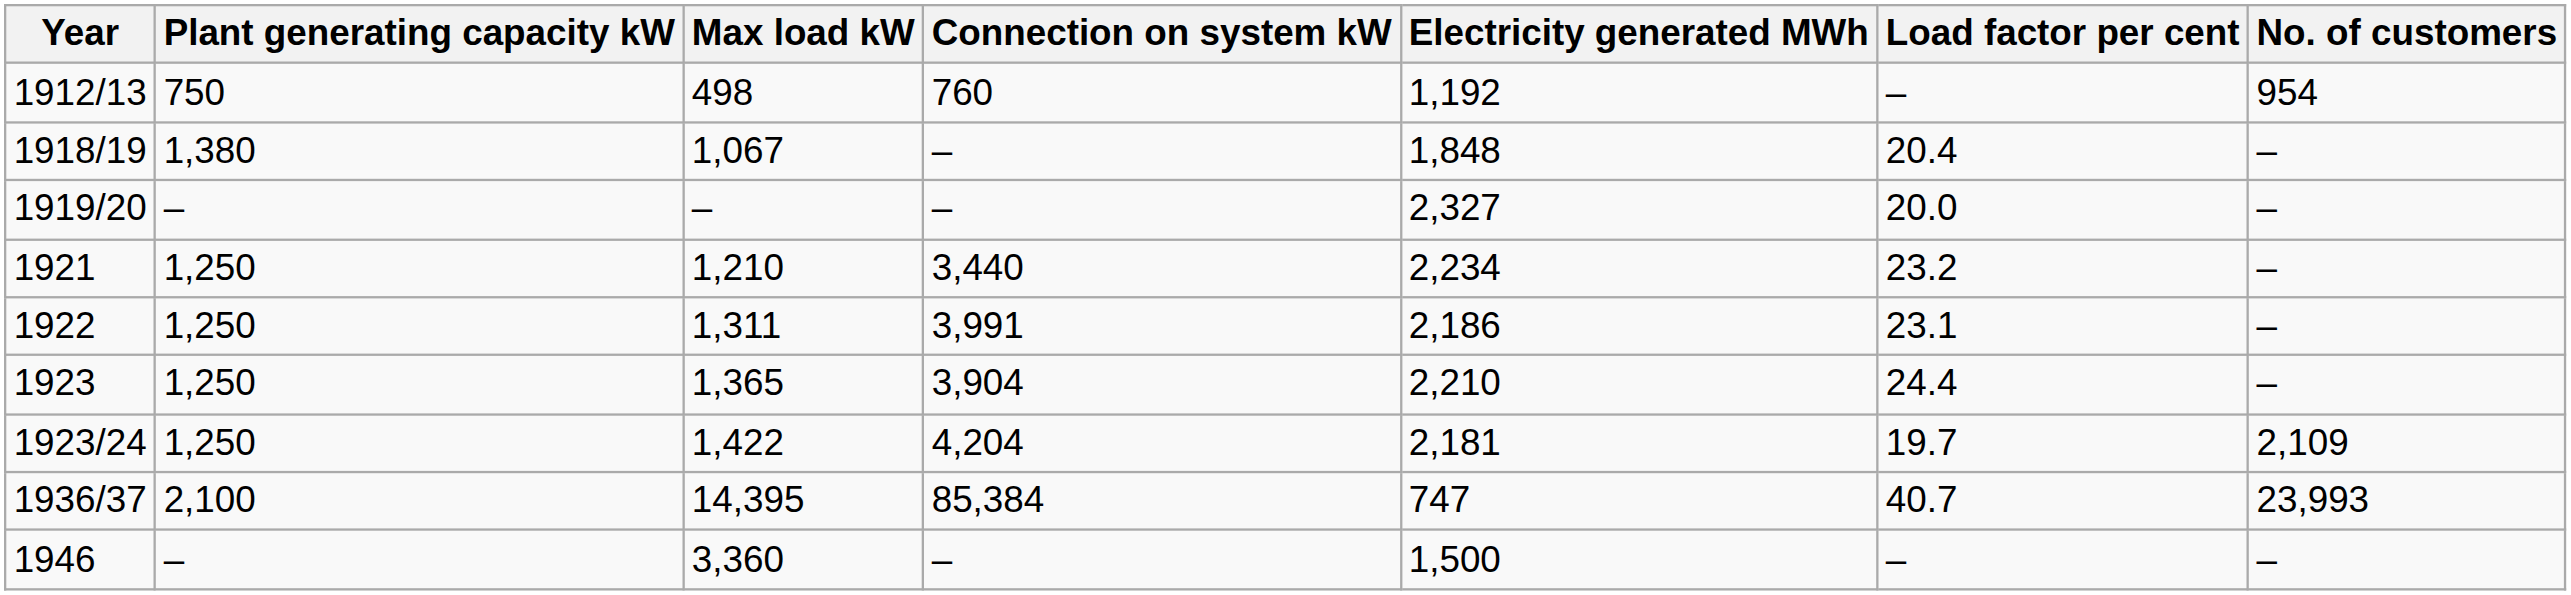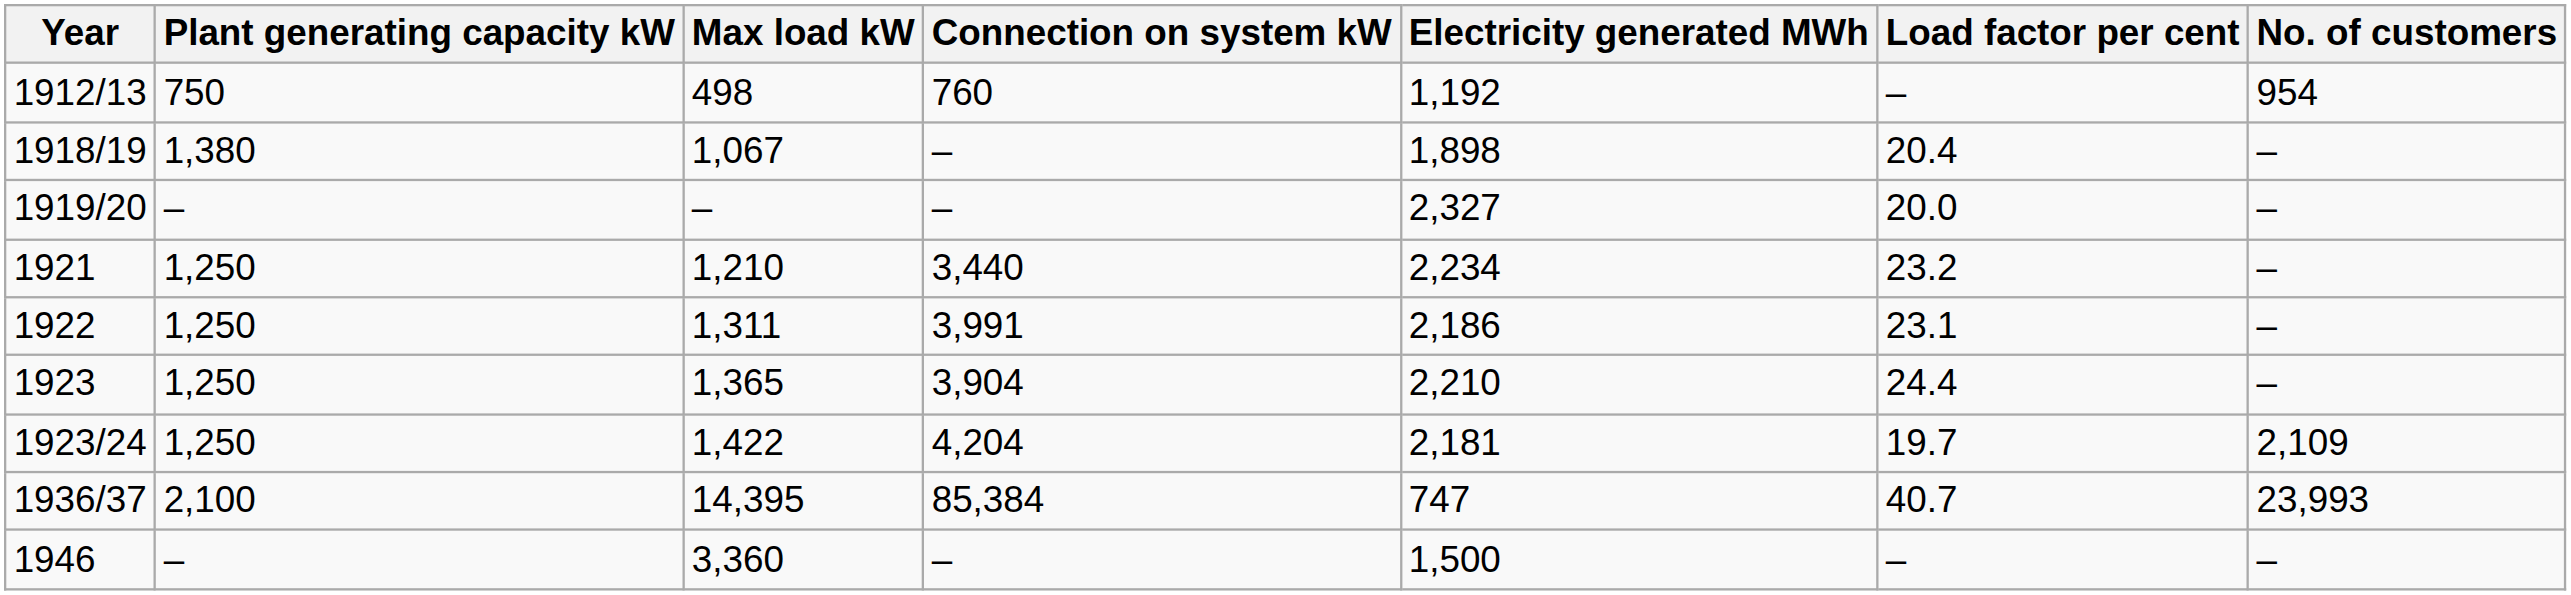(1455, 150) 1,848 -> (1455, 150) 1,898
